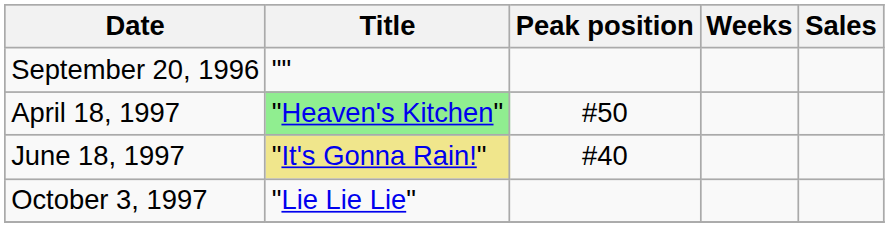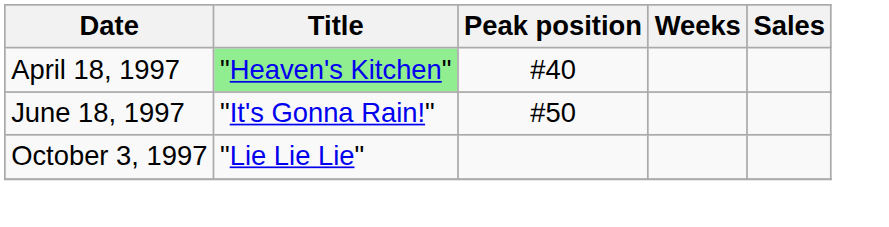- row: (135, 69)
(605, 112) #50 -> (553, 69) #40
(379, 156) khaki background -> (327, 112) no background
(605, 156) #40 -> (553, 112) #50
